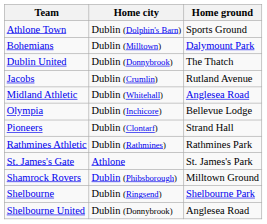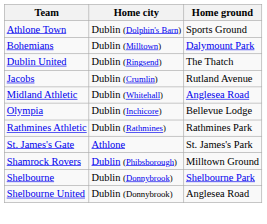(132, 62) Dublin (Donnybrook) -> (127, 62) Dublin (Ringsend)
- row: (25, 128)
(127, 194) Dublin (Ringsend) -> (132, 177) Dublin (Donnybrook)
